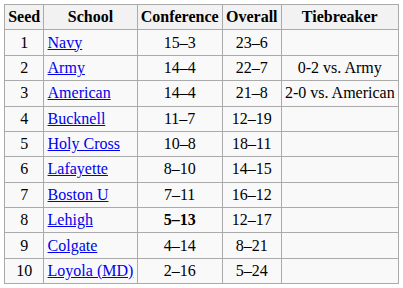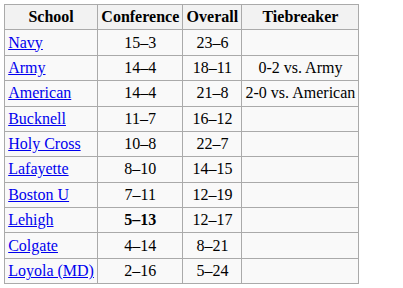- column: (24, 17)
(252, 67) 22–7 -> (212, 67) 18–11
(252, 118) 12–19 -> (212, 118) 16–12
(252, 144) 18–11 -> (212, 144) 22–7
(252, 194) 16–12 -> (212, 194) 12–19
